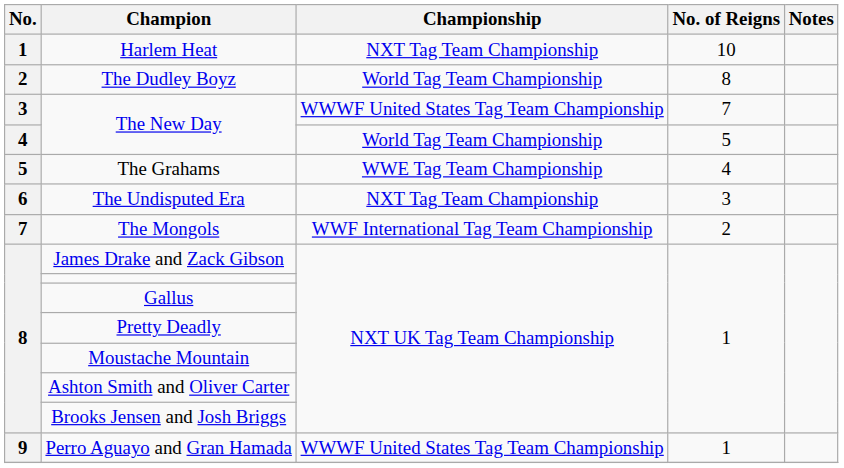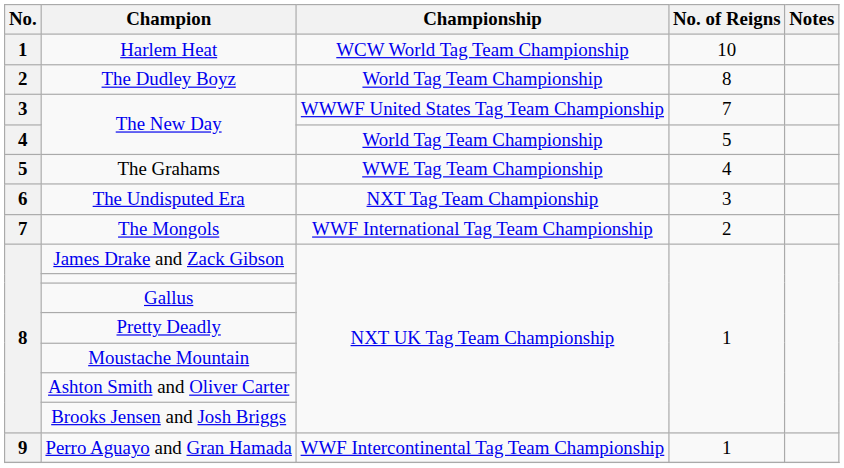(482, 49) NXT Tag Team Championship -> (482, 49) WCW World Tag Team Championship
(482, 447) WWWF United States Tag Team Championship -> (482, 447) WWF Intercontinental Tag Team Championship
